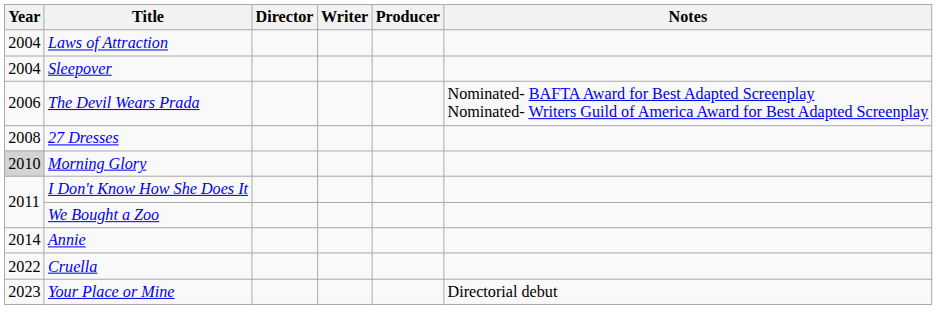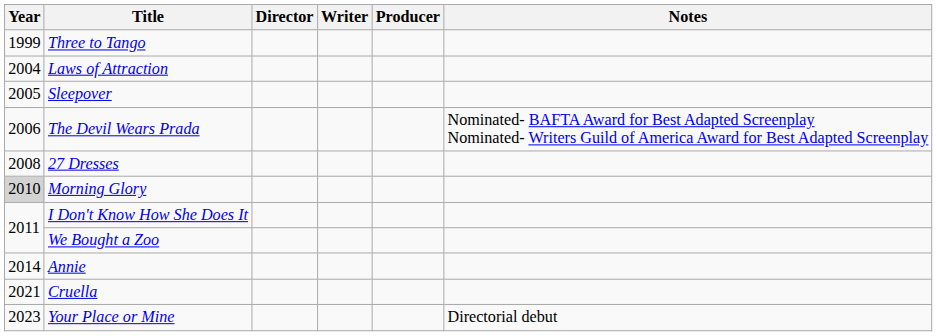+ row: (97, 42)
(24, 68) 2004 -> (24, 94) 2005
(24, 266) 2022 -> (24, 291) 2021
